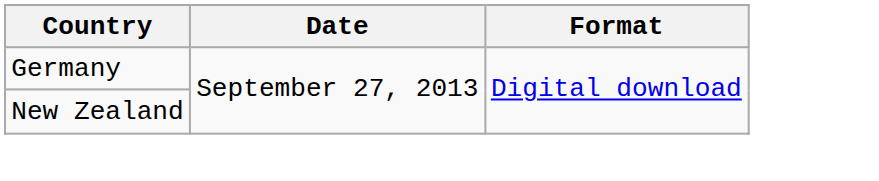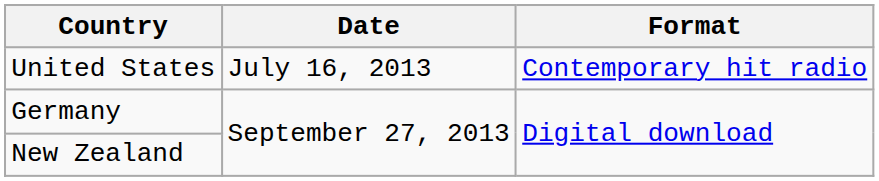+ row: (113, 69)
